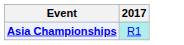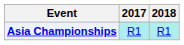+ column: (164, 14)
